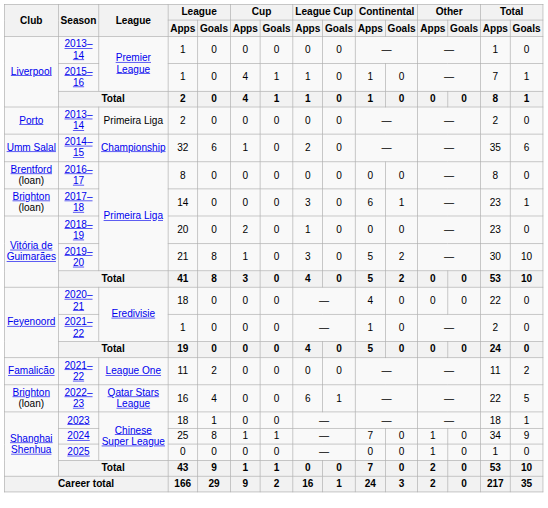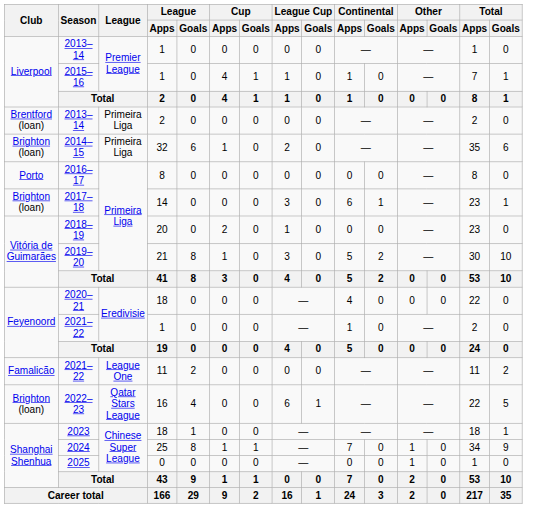(31, 120) Porto -> (31, 120) Brentford (loan)
(31, 148) Umm Salal -> (31, 148) Brighton (loan)
(133, 148) Championship -> (123, 148) Primeira Liga
(31, 175) Brentford (loan) -> (31, 175) Porto
